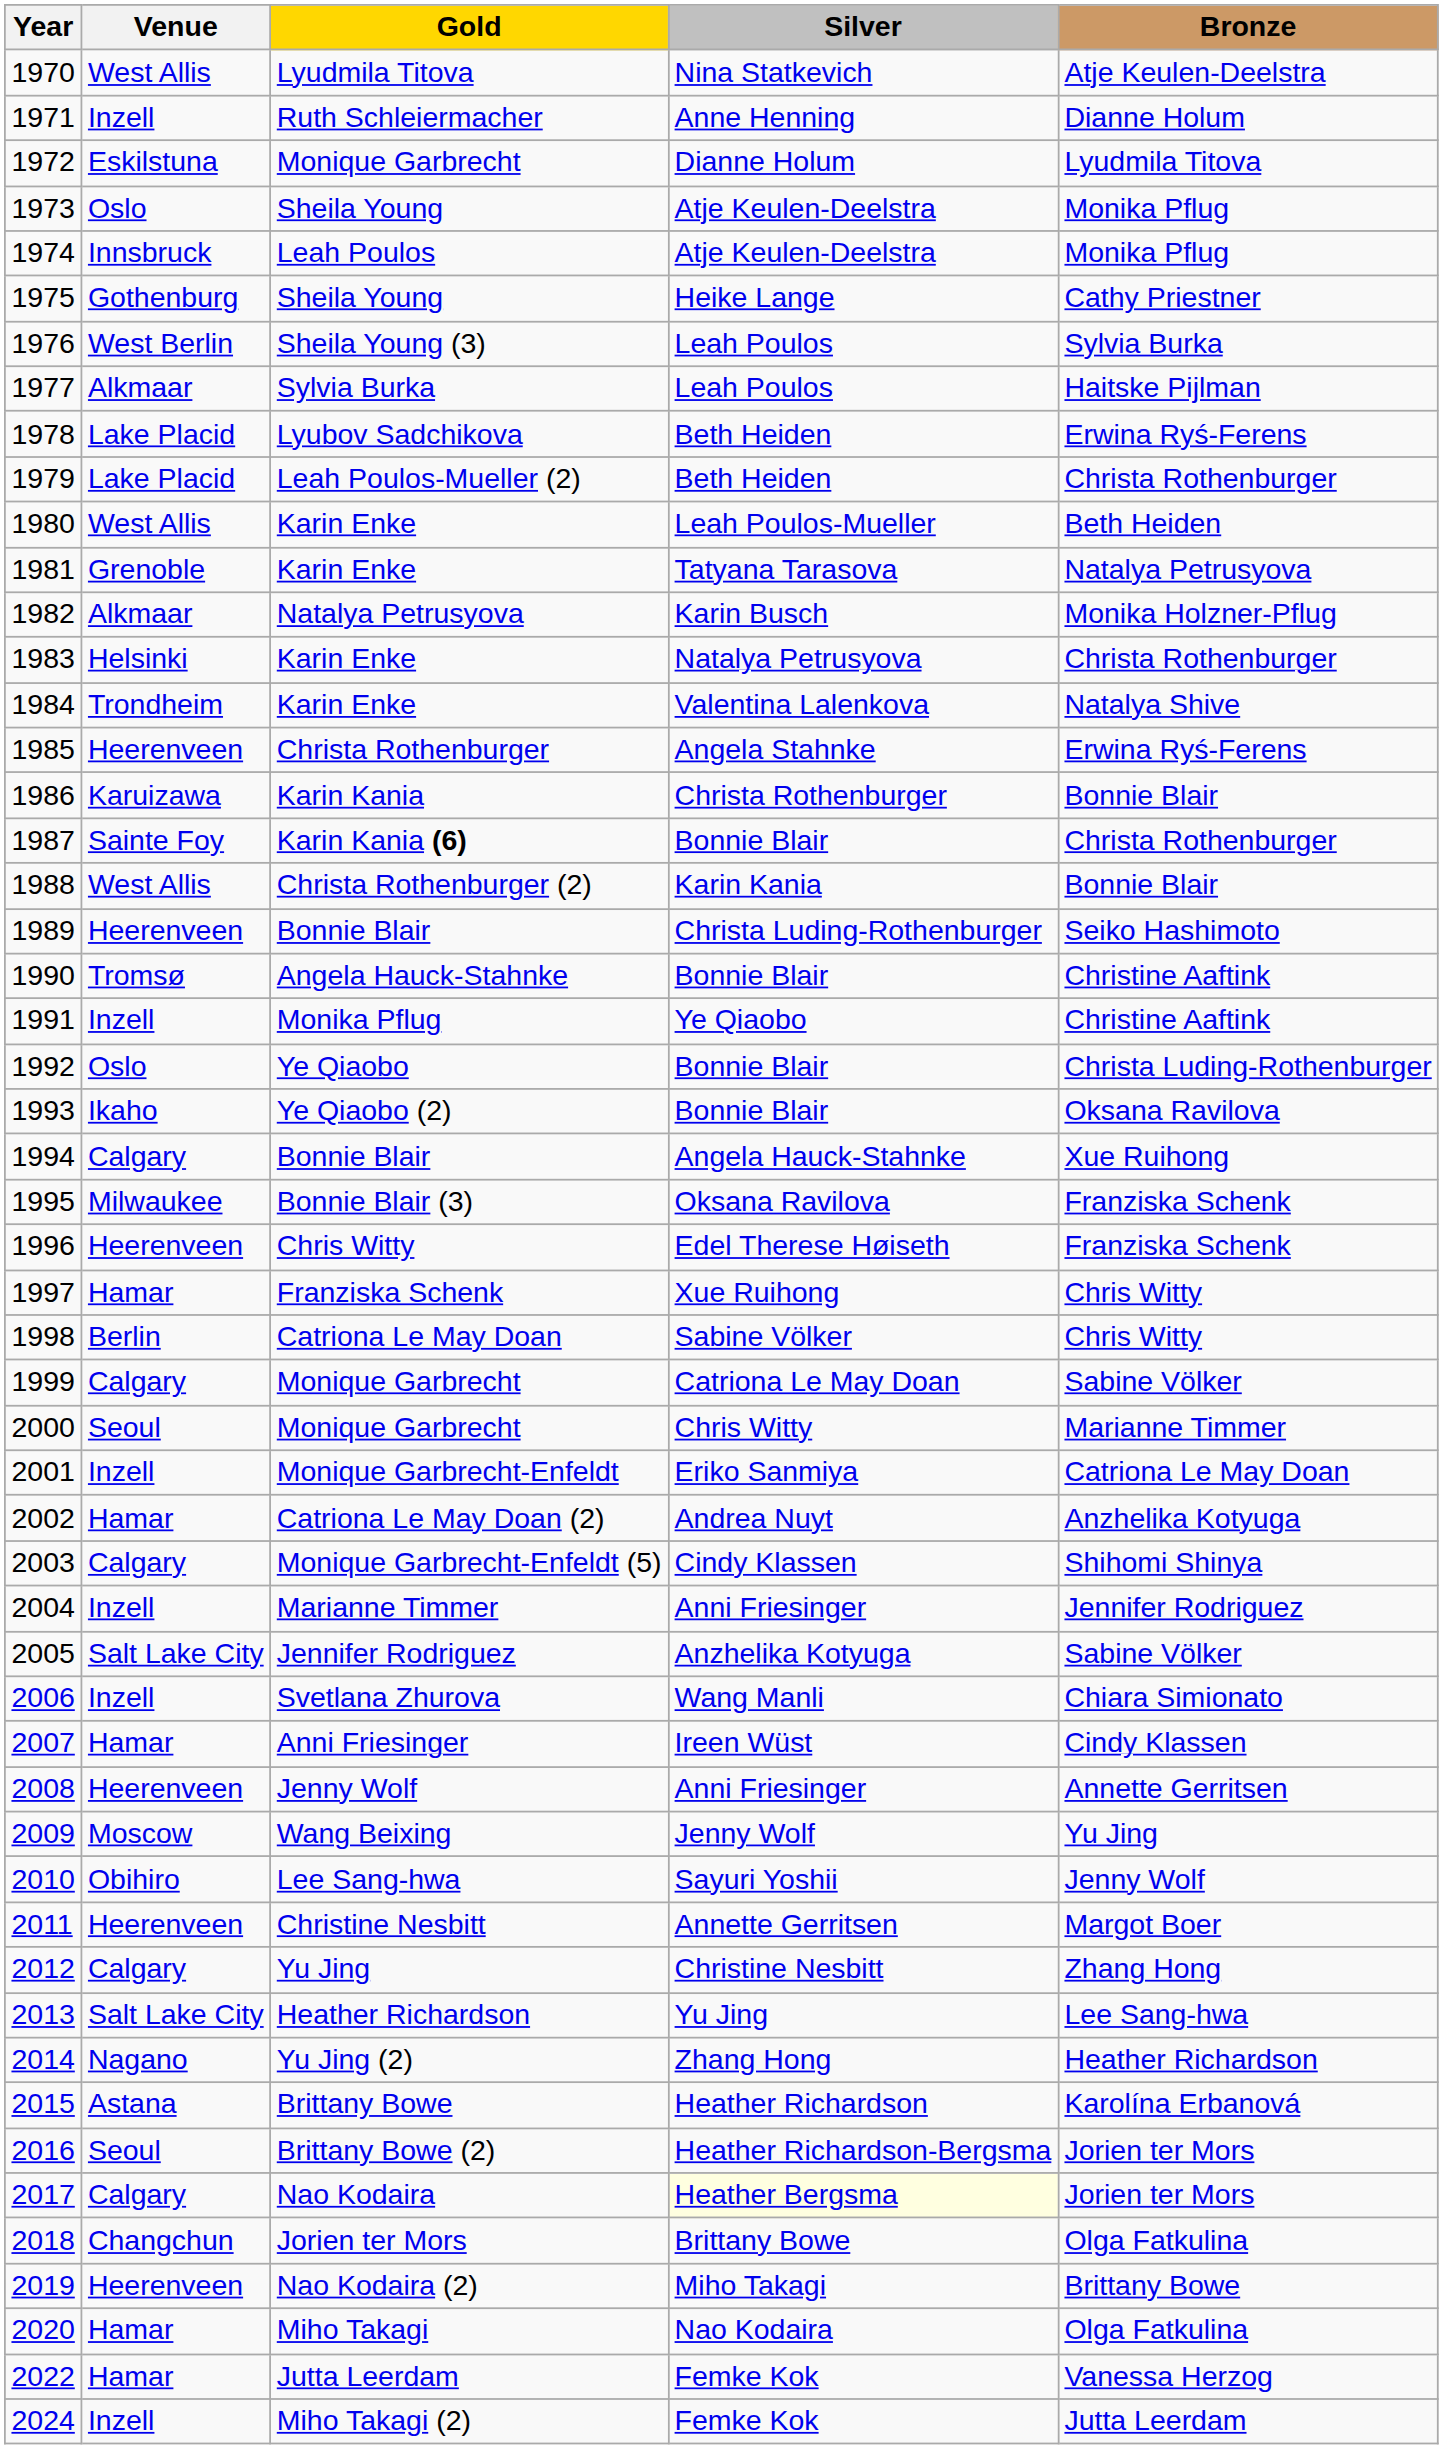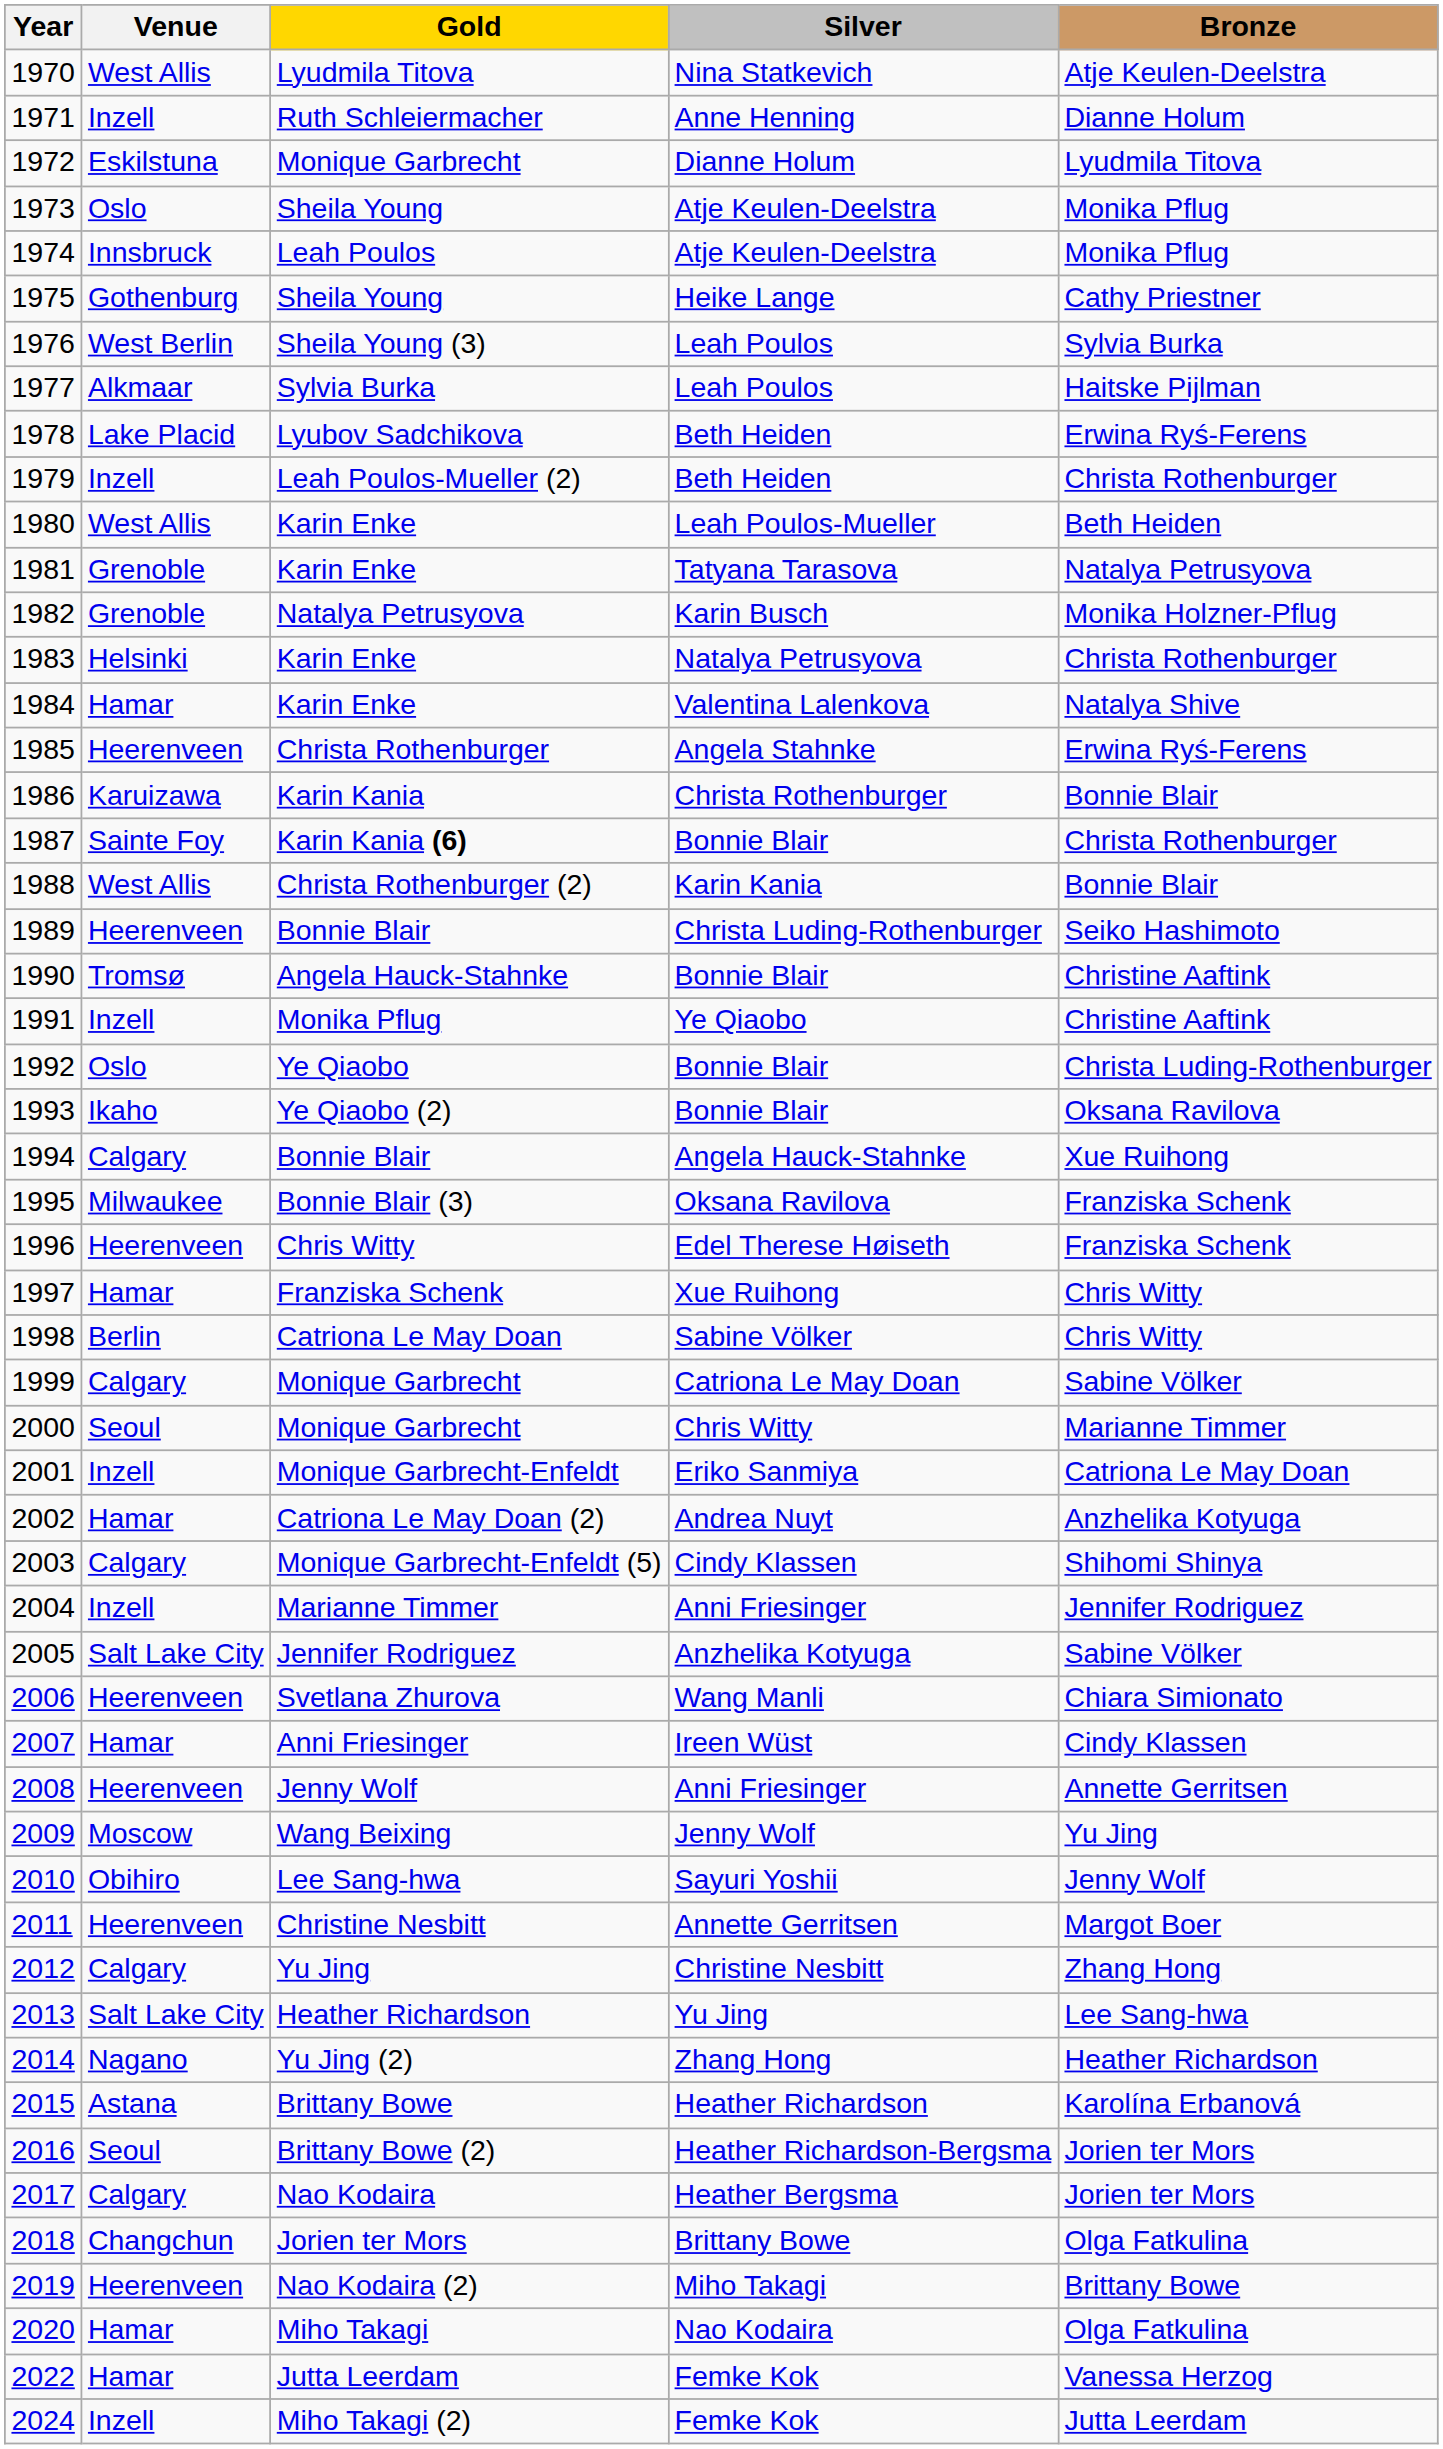(162, 478) Lake Placid -> (121, 478) Inzell
(140, 614) Alkmaar -> (147, 614) Grenoble
(155, 704) Trondheim -> (131, 704) Hamar
(121, 1698) Inzell -> (166, 1698) Heerenveen
(786, 2195) lightyellow background -> (786, 2195) no background
